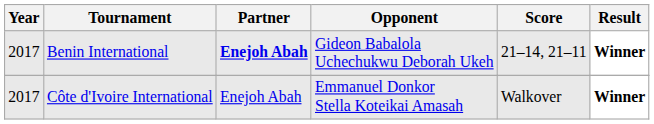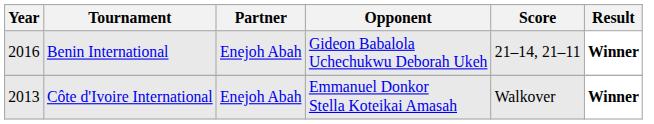(24, 52) 2017 -> (24, 52) 2016
(264, 52) bold -> (261, 52) normal
(24, 97) 2017 -> (24, 97) 2013
